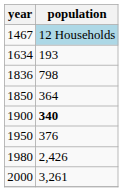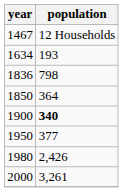(77, 34) lightblue background -> (77, 34) no background
(48, 136) 376 -> (48, 136) 377
